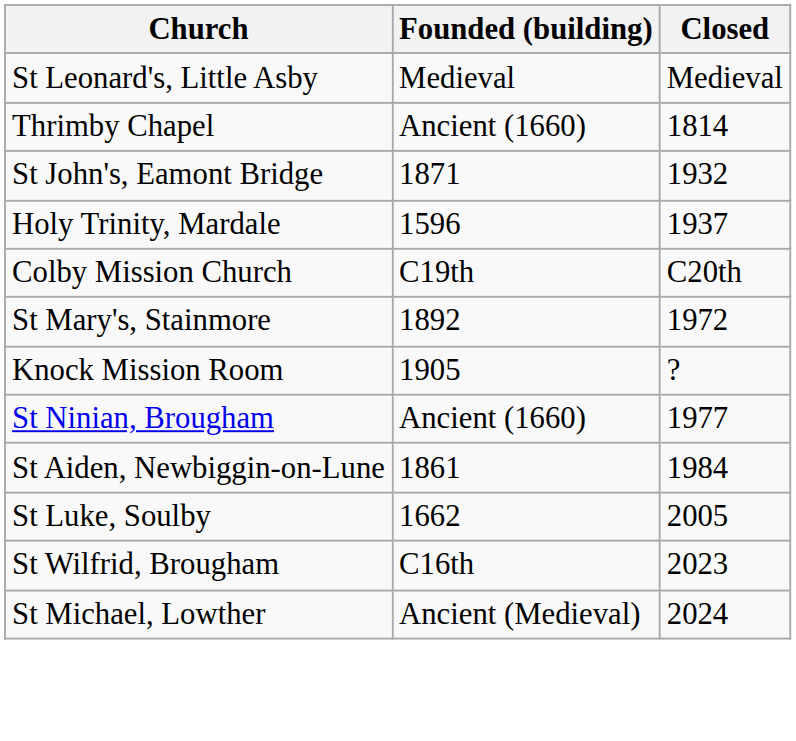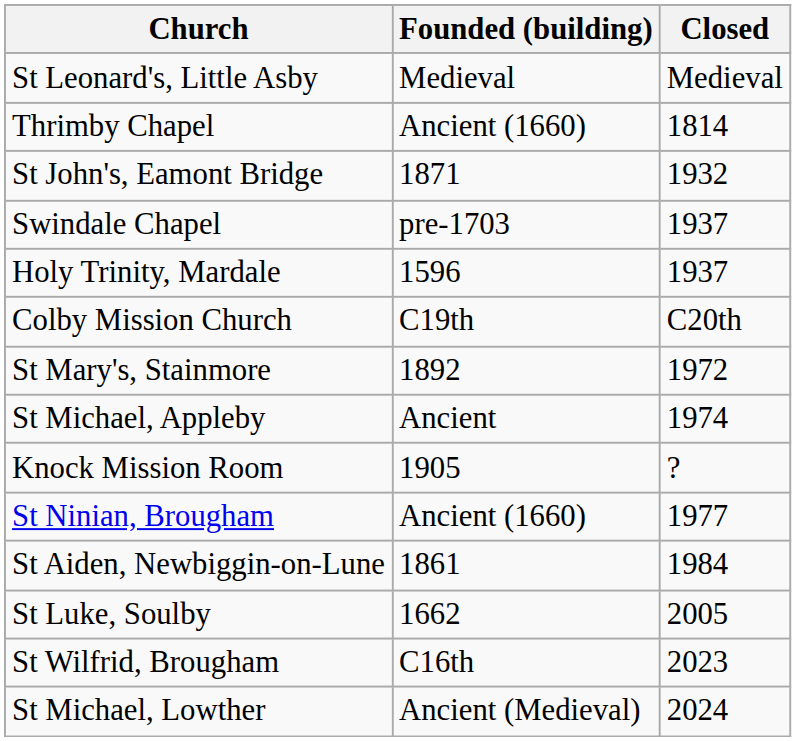+ row: (117, 223)
+ row: (139, 418)
